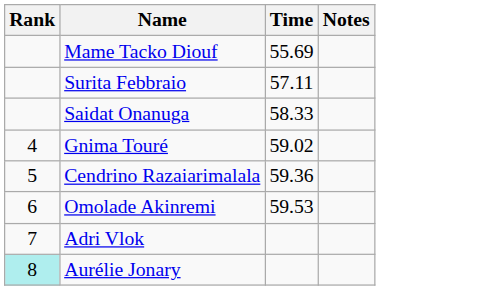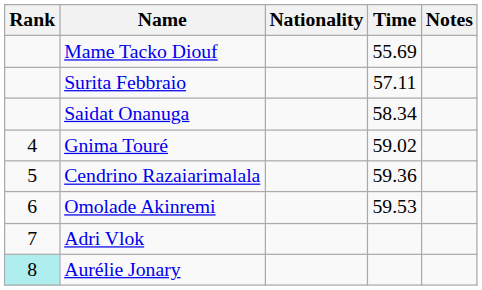+ column: (316, 20)
(292, 113) 58.33 -> (395, 113) 58.34
